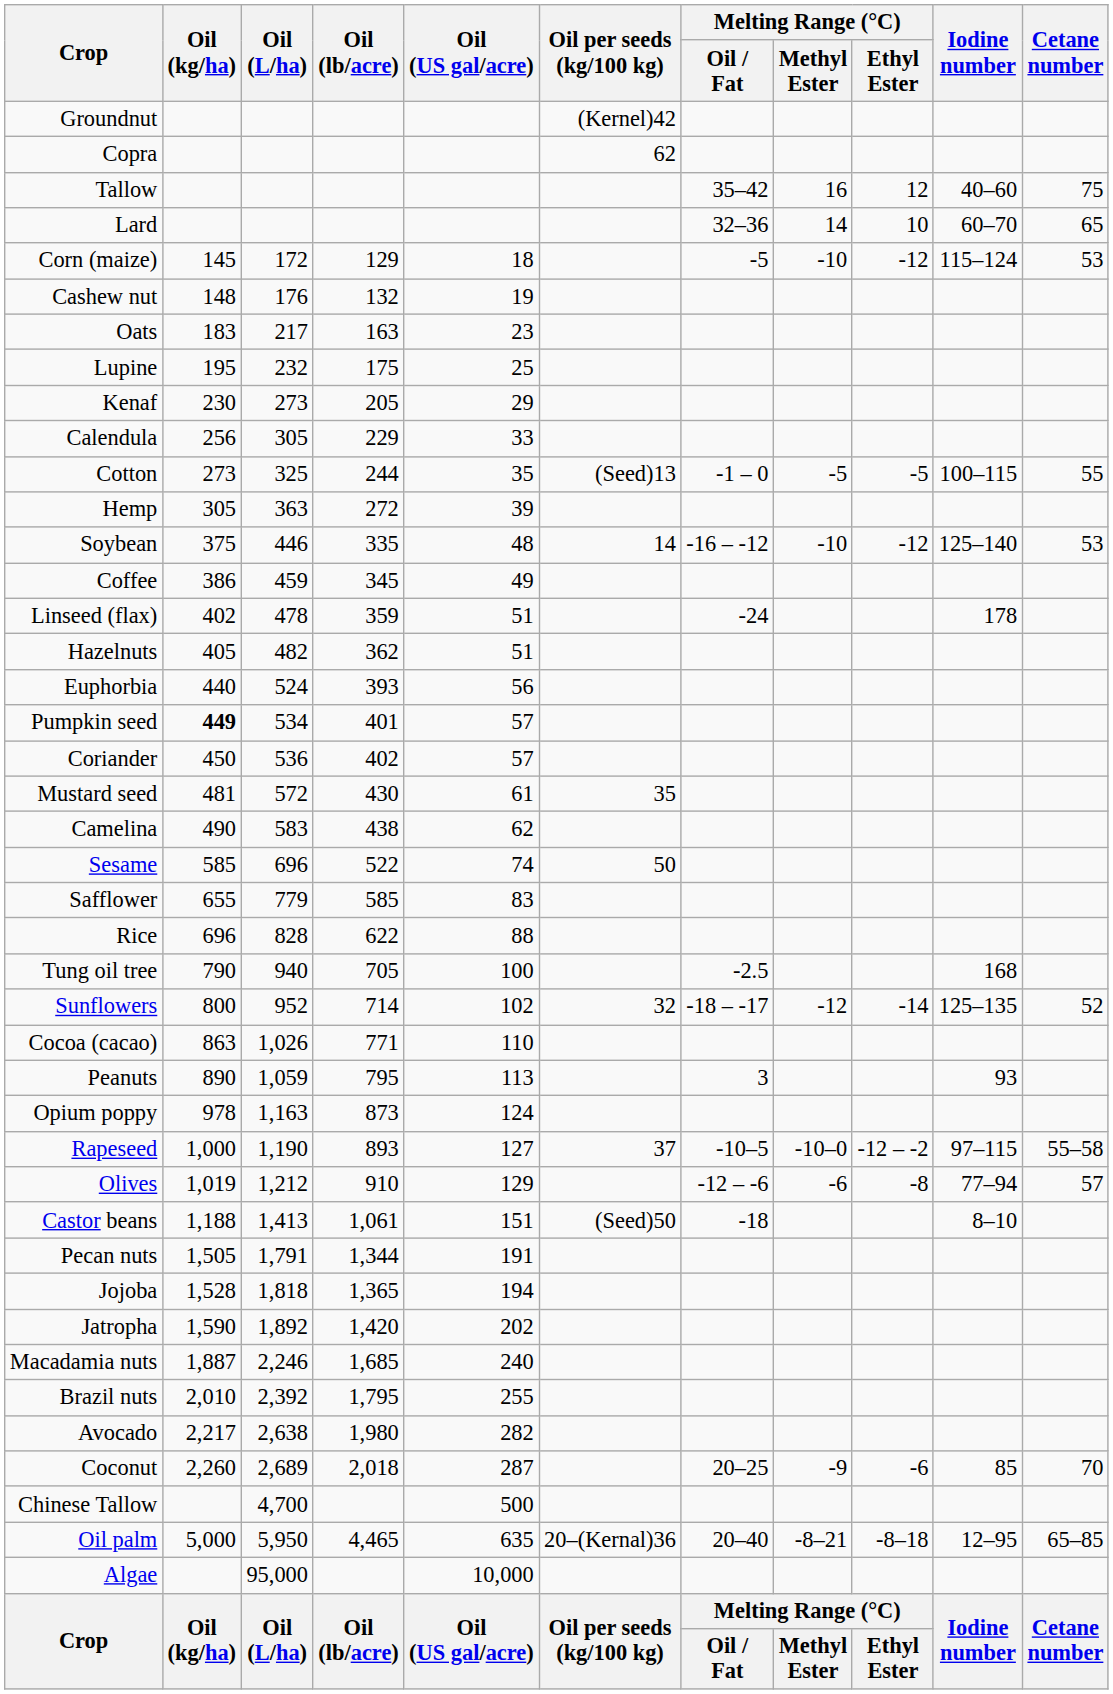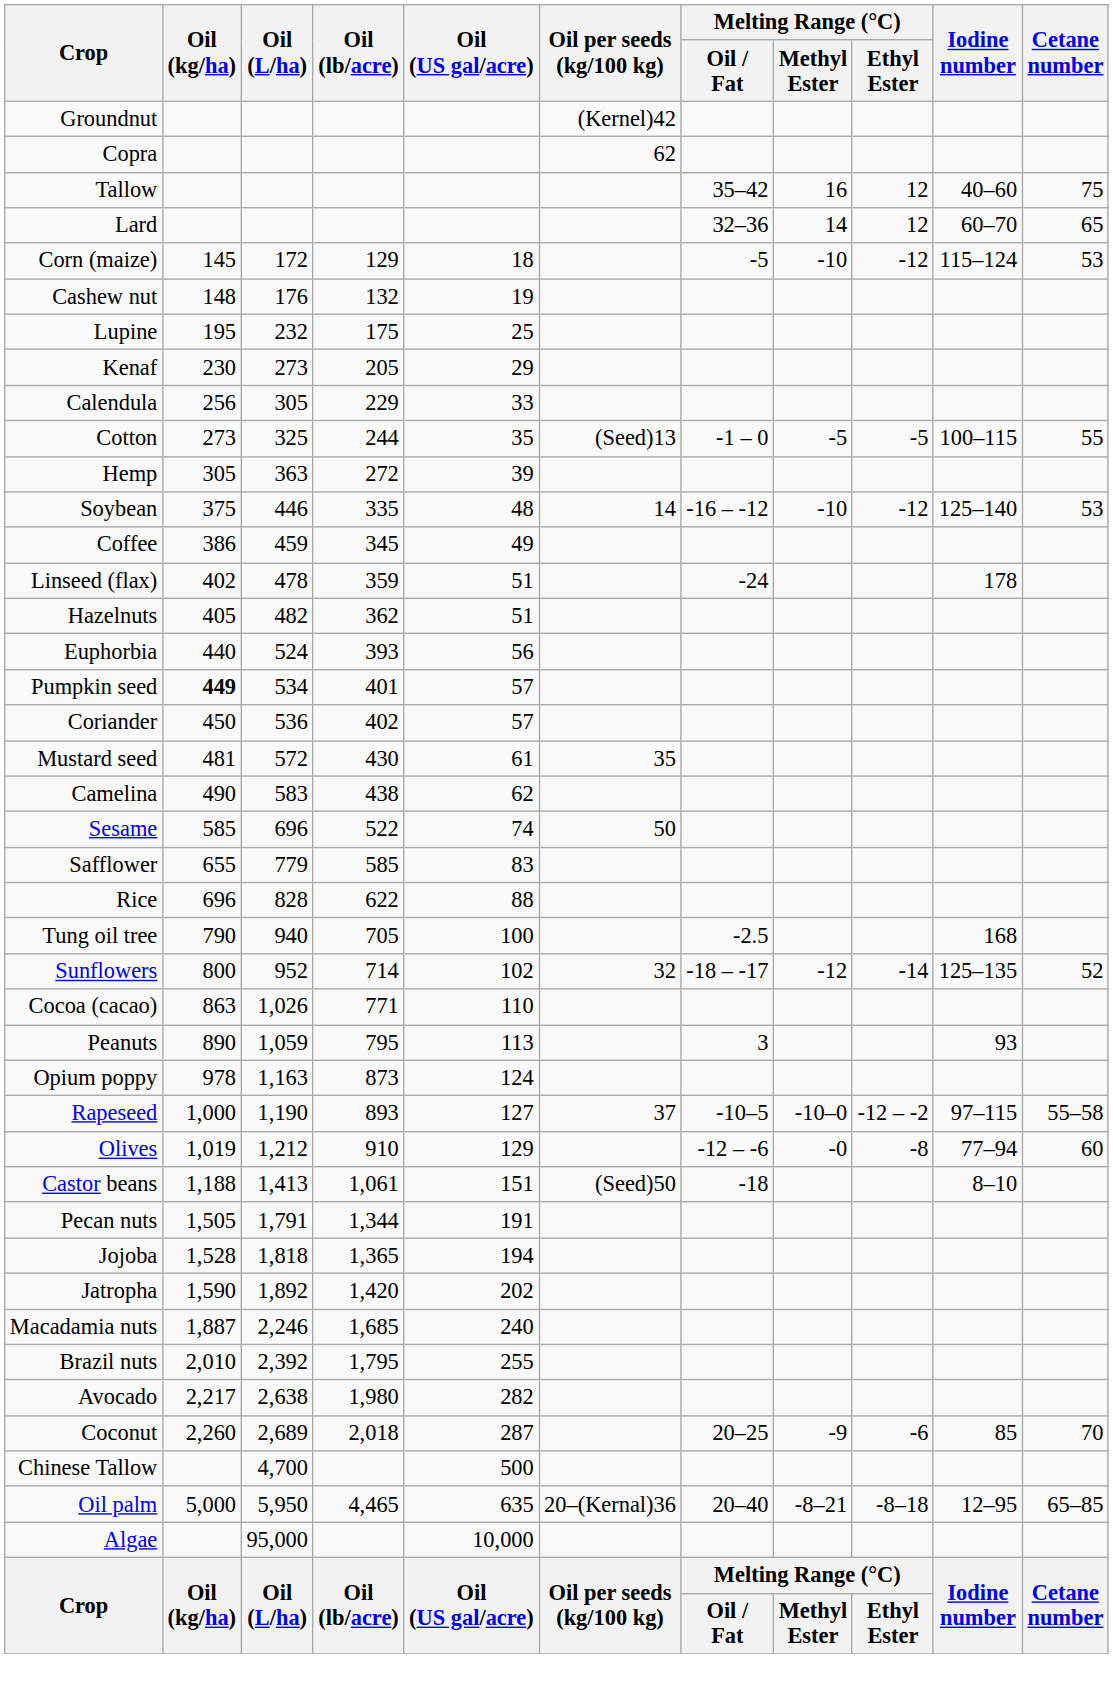(917, 225) 10 -> (917, 225) 12
- row: (137, 331)
(838, 1184) -6 -> (838, 1148) -0
(1092, 1184) 57 -> (1092, 1148) 60
